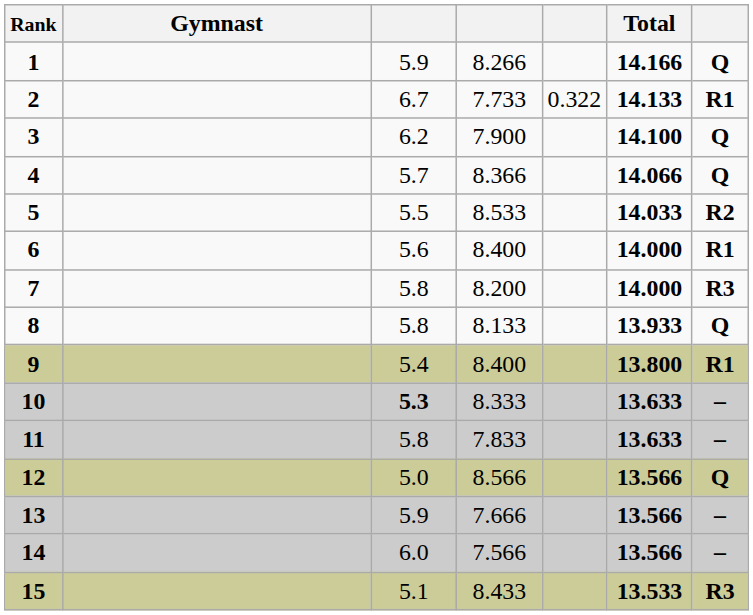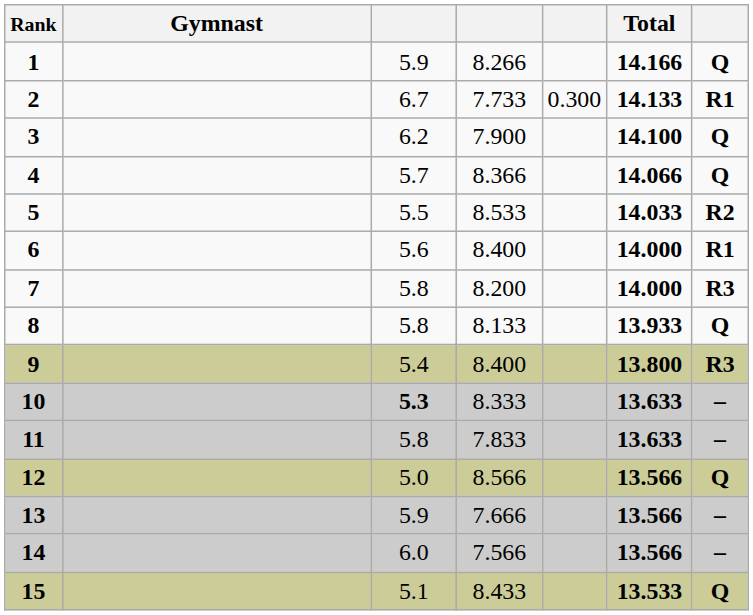(574, 99) 0.322 -> (574, 99) 0.300
(720, 363) R1 -> (720, 363) R3
(720, 590) R3 -> (720, 590) Q
